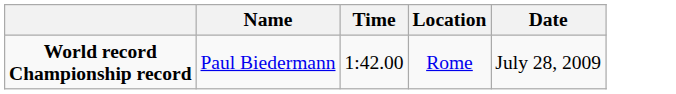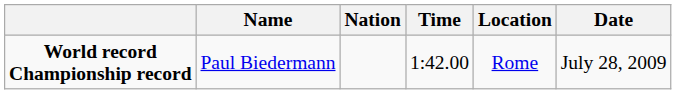+ column: (373, 19)
